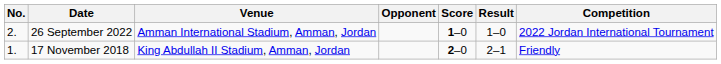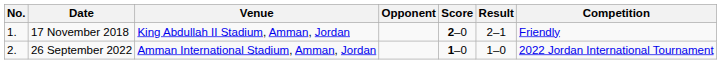rows swapped: (80, 50) <-> (81, 31)
